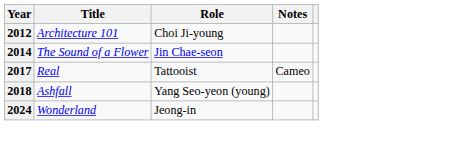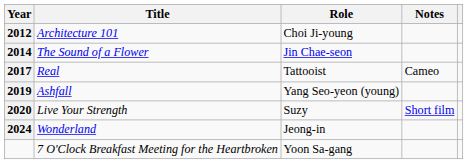(19, 91) 2018 -> (19, 91) 2019
+ row: (82, 110)
+ row: (158, 149)
